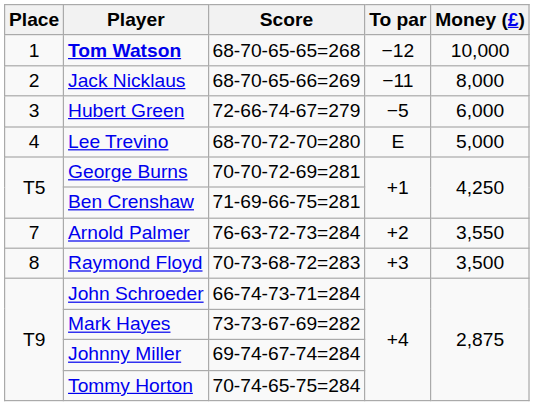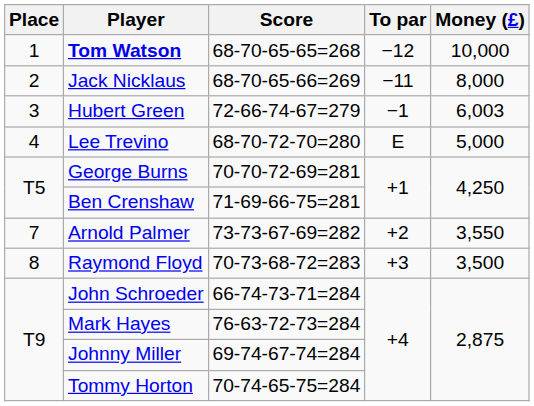(398, 111) −5 -> (398, 111) −1
(480, 111) 6,000 -> (480, 111) 6,003
(286, 232) 76-63-72-73=284 -> (286, 232) 73-73-67-69=282
(286, 324) 73-73-67-69=282 -> (286, 324) 76-63-72-73=284
